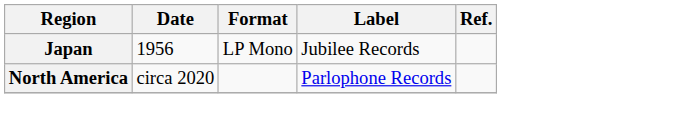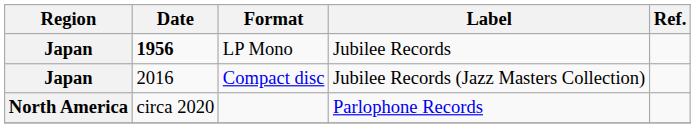(155, 48) normal -> (155, 48) bold
+ row: (274, 78)
